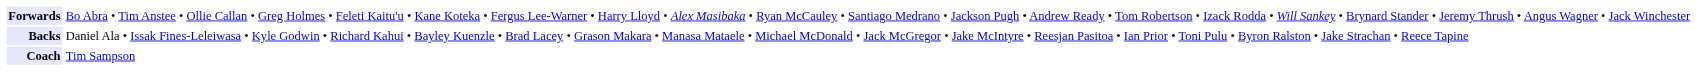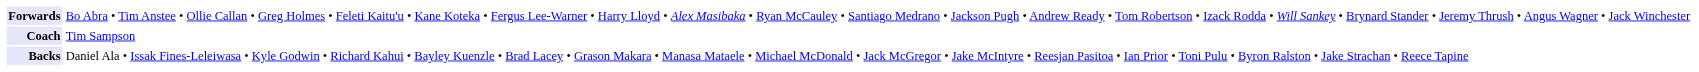rows swapped: (45, 35) <-> (43, 55)
